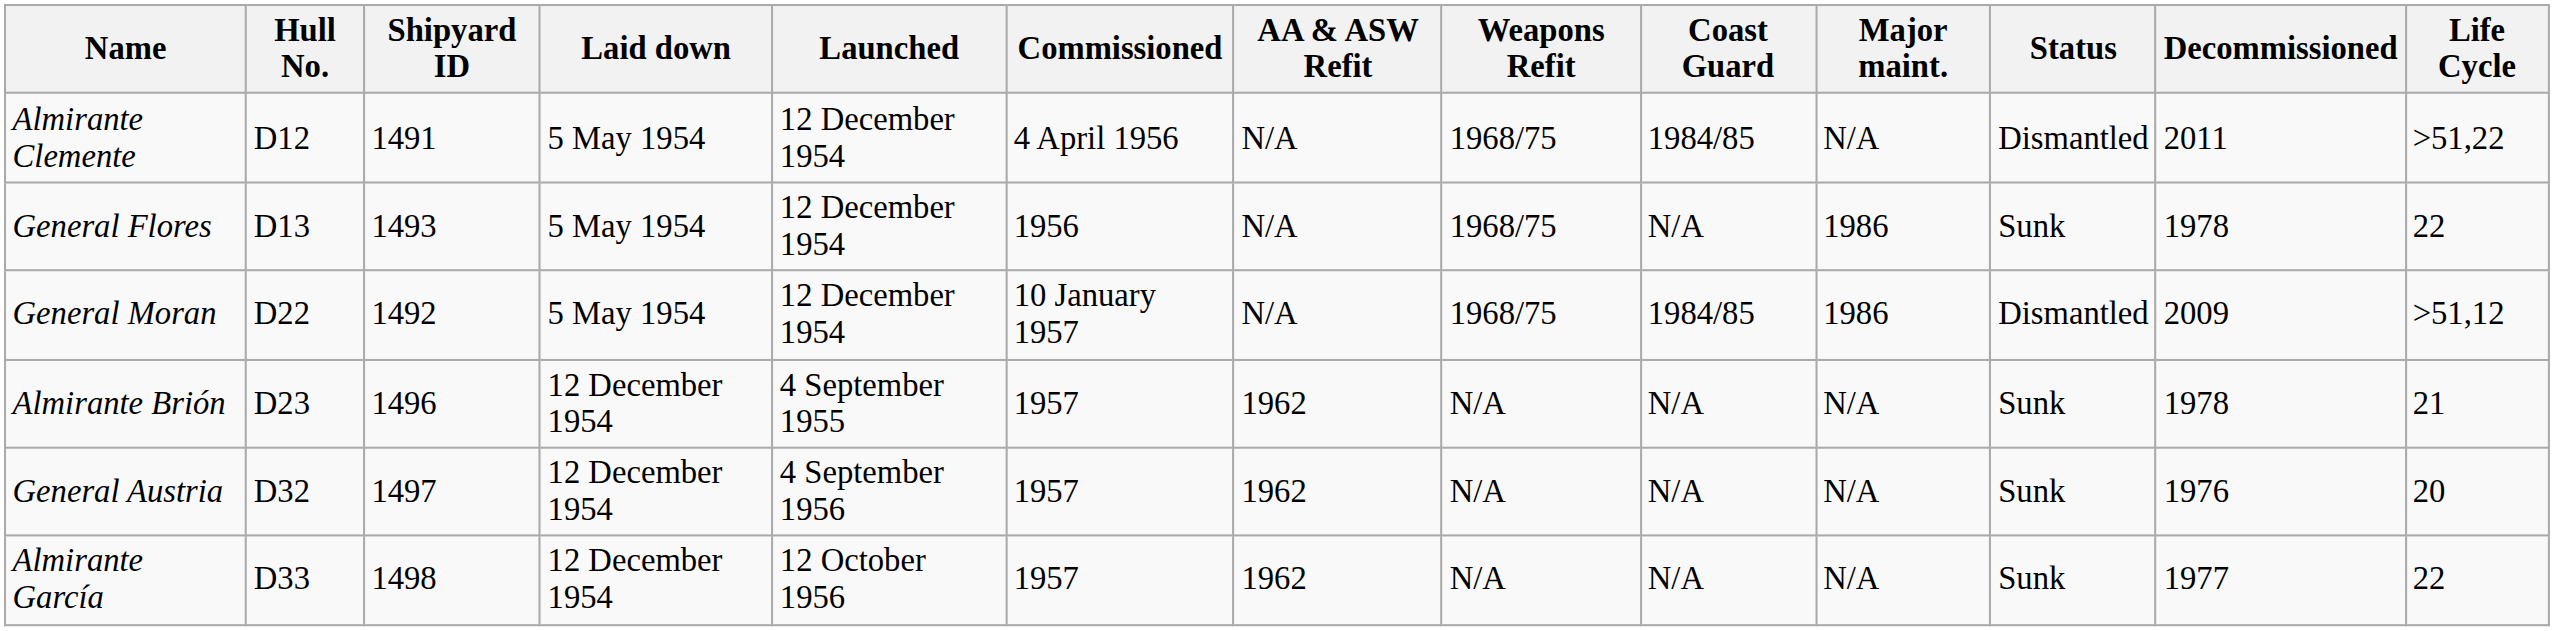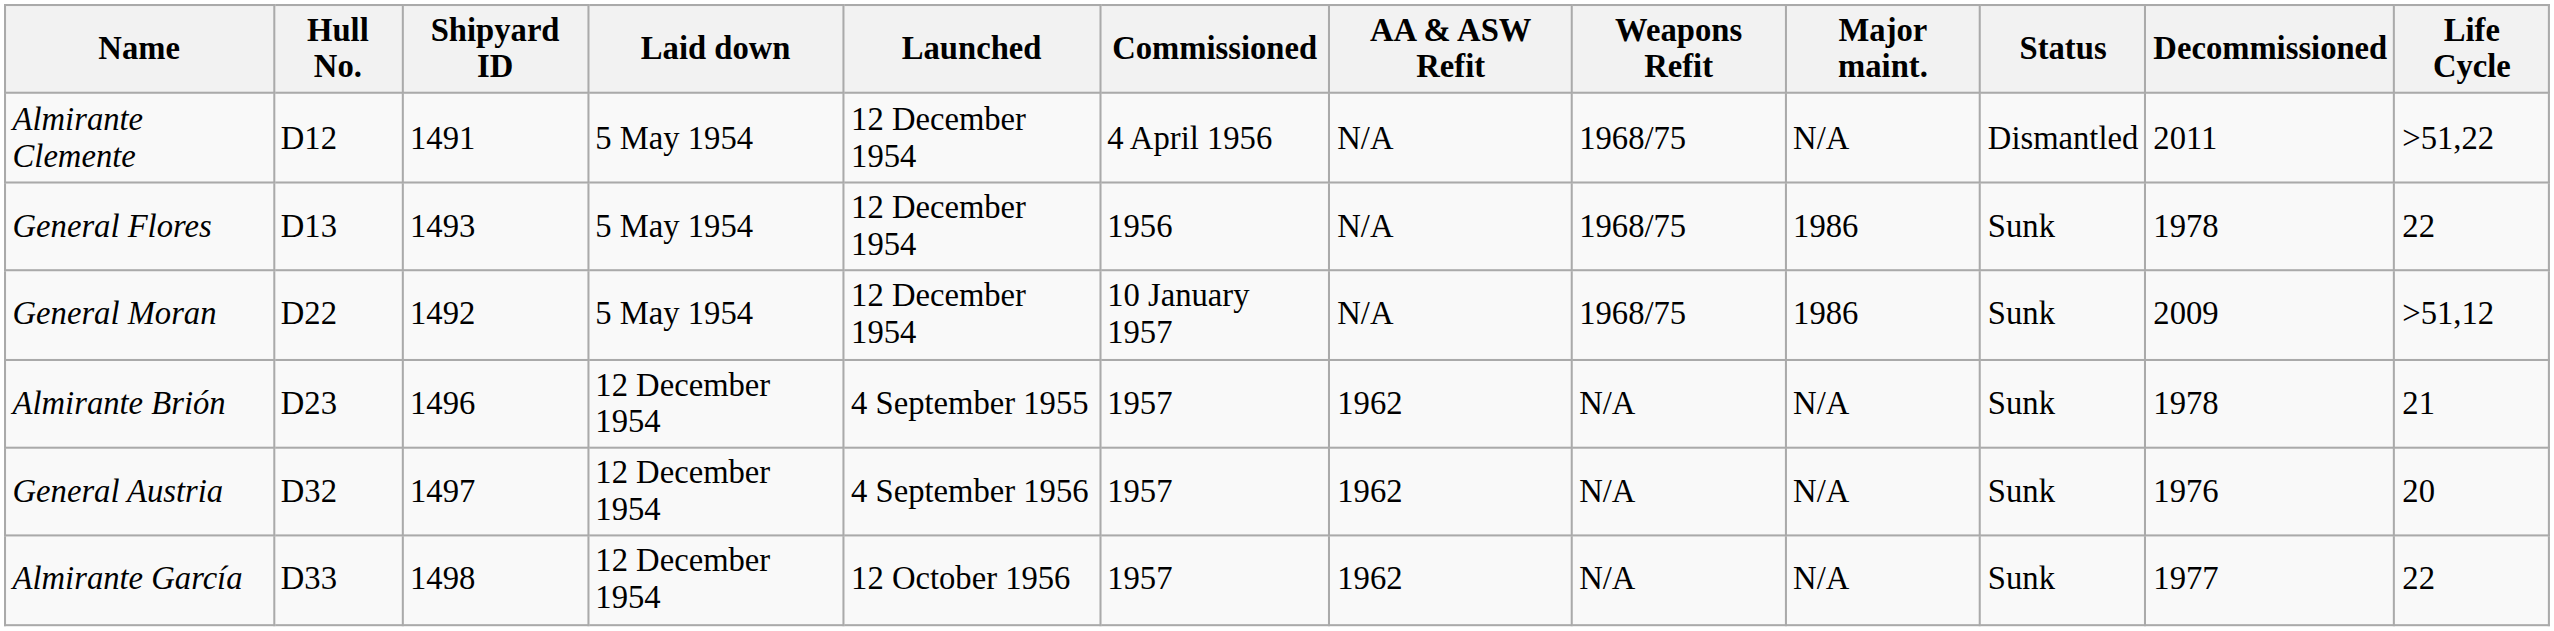- column: (1728, 48)
(2073, 314) Dismantled -> (2021, 314) Sunk
